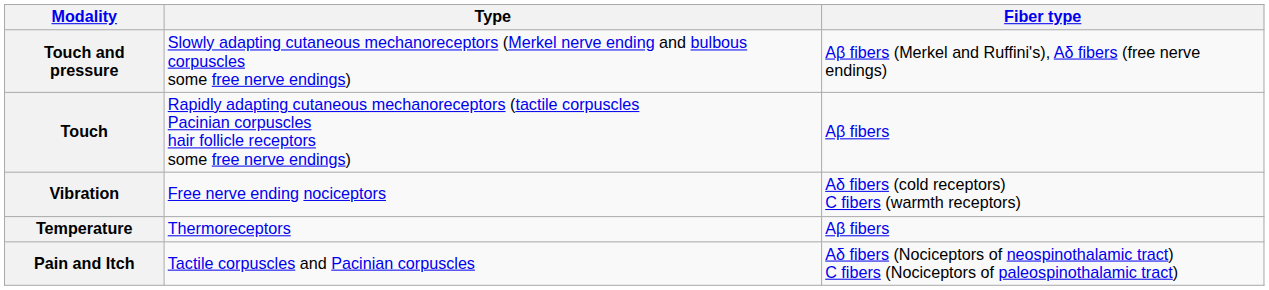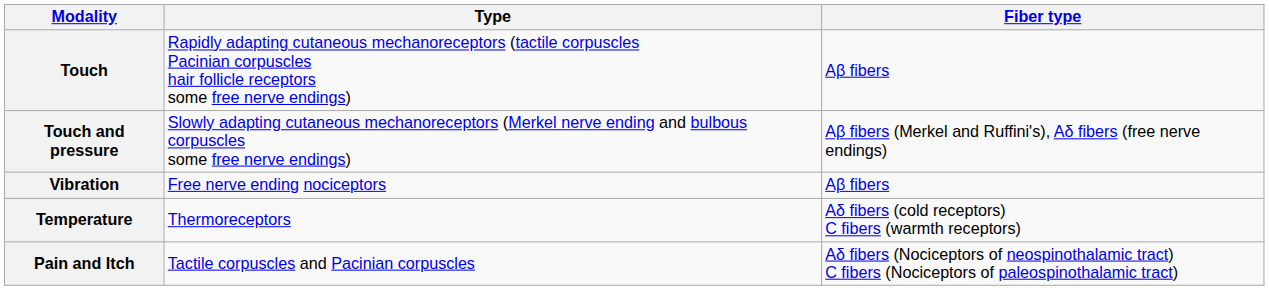rows swapped: (84, 132) <-> (84, 61)
(923, 194) Aδ fibers (cold receptors) C fibers (warmth receptors) -> (857, 185) Aβ fibers
(857, 228) Aβ fibers -> (923, 219) Aδ fibers (cold receptors) C fibers (warmth receptors)
